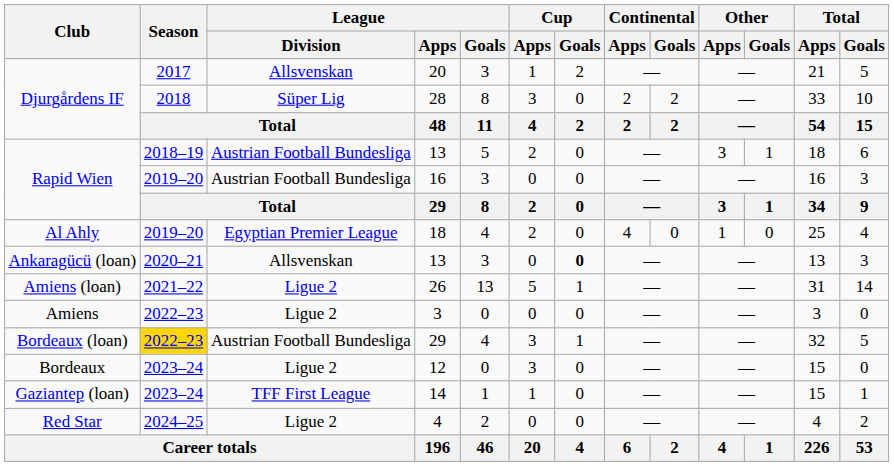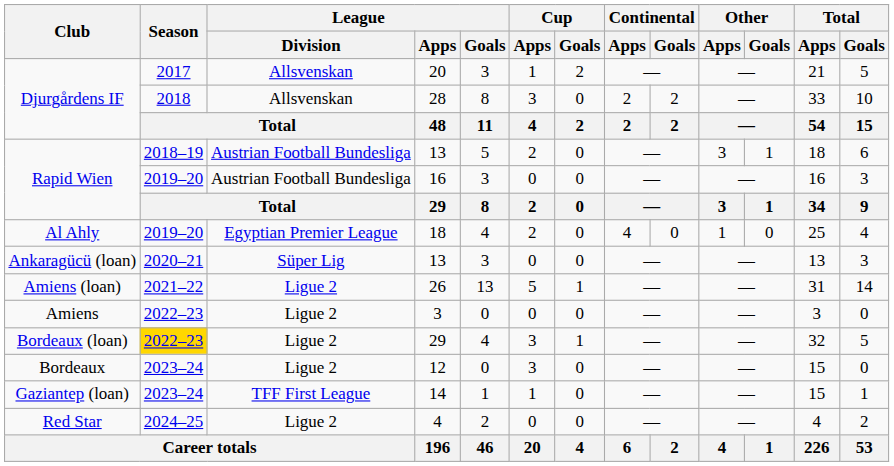(311, 98) Süper Lig -> (311, 98) Allsvenskan
(311, 260) Allsvenskan -> (311, 260) Süper Lig
(580, 260) bold -> (580, 260) normal
(311, 340) Austrian Football Bundesliga -> (311, 340) Ligue 2
